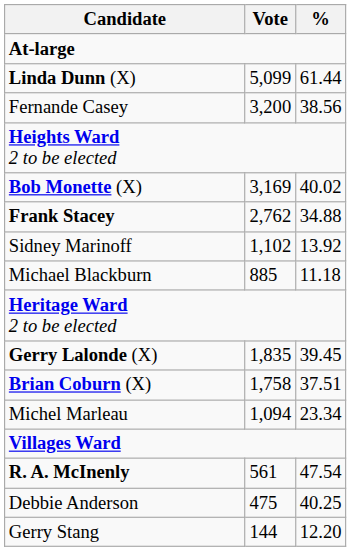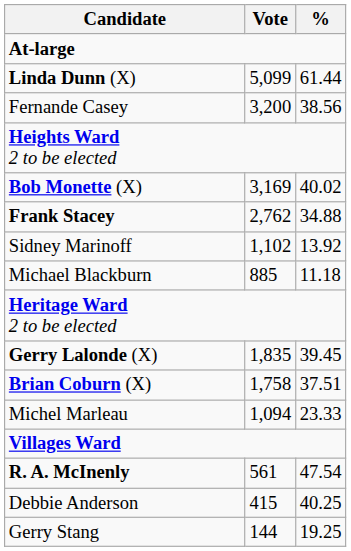(321, 414) 23.34 -> (321, 414) 23.33
(263, 502) 475 -> (263, 502) 415
(321, 531) 12.20 -> (321, 531) 19.25
